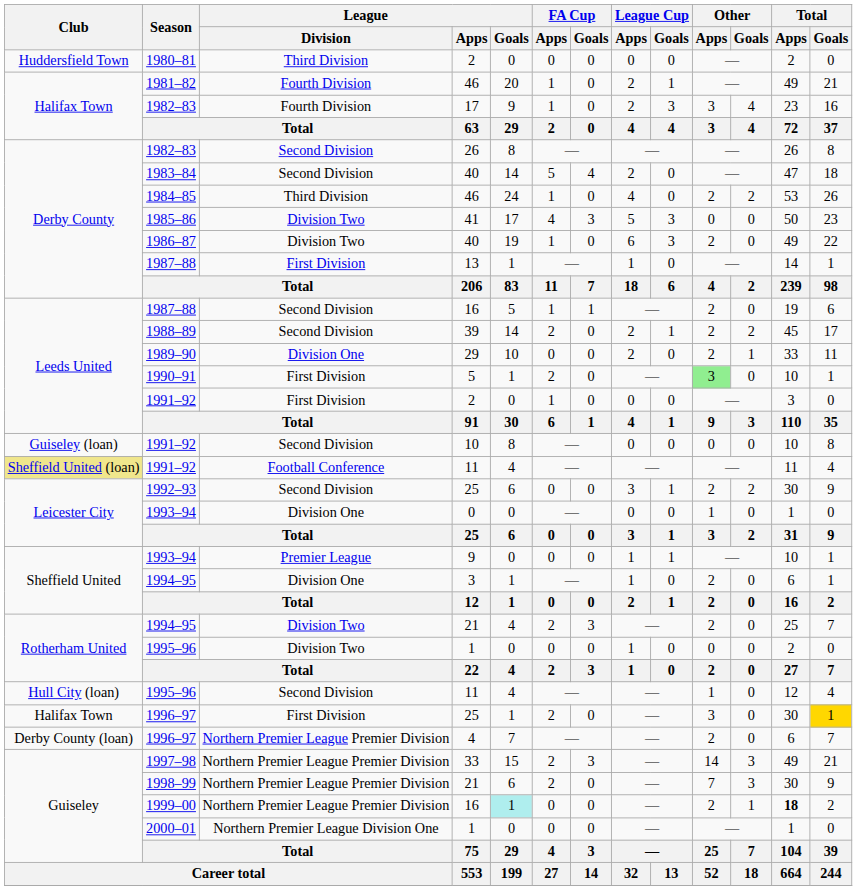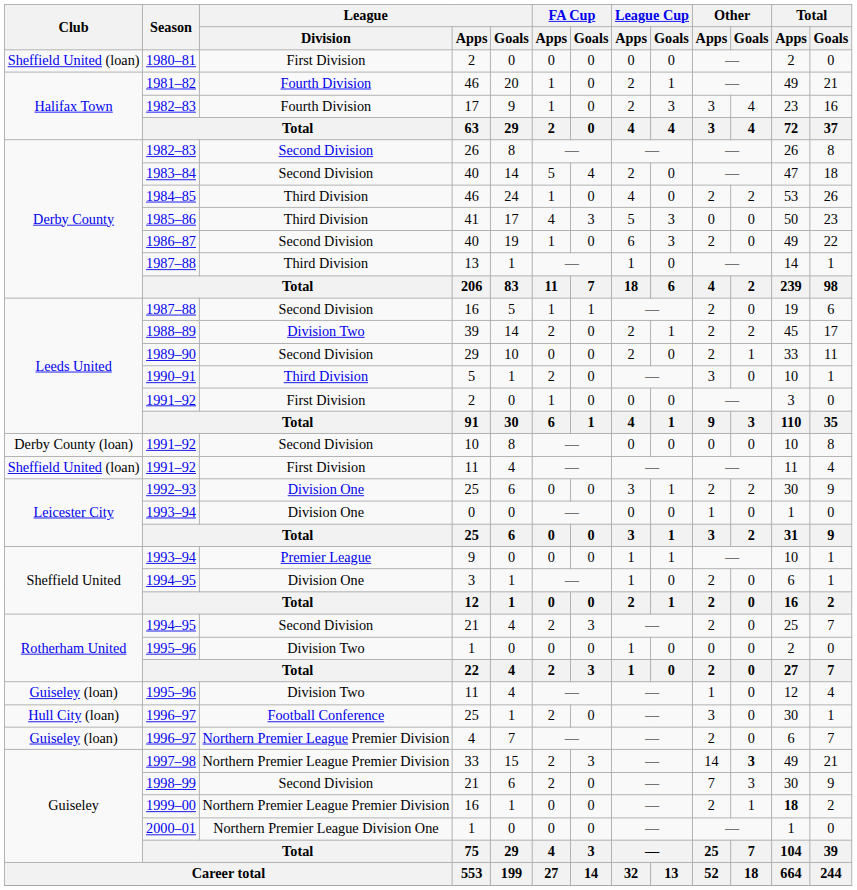(74, 60) Huddersfield Town -> (74, 60) Sheffield United (loan)
(326, 60) Third Division -> (326, 60) First Division
(326, 219) Division Two -> (326, 219) Third Division
(326, 241) Division Two -> (326, 241) Second Division
(326, 264) First Division -> (326, 264) Third Division
(326, 331) Second Division -> (326, 331) Division Two
(326, 354) Division One -> (326, 354) Second Division
(326, 377) First Division -> (326, 377) Third Division
(711, 377) lightgreen background -> (711, 377) no background
(74, 444) Guiseley (loan) -> (74, 444) Derby County (loan)
(74, 467) khaki background -> (74, 467) no background
(326, 467) Football Conference -> (326, 467) First Division
(326, 490) Second Division -> (326, 490) Division One
(326, 625) Division Two -> (326, 625) Second Division
(74, 693) Hull City (loan) -> (74, 693) Guiseley (loan)
(326, 693) Second Division -> (326, 693) Division Two
(74, 715) Halifax Town -> (74, 715) Hull City (loan)
(326, 715) First Division -> (326, 715) Football Conference
(831, 715) gold background -> (831, 715) no background
(74, 738) Derby County (loan) -> (74, 738) Guiseley (loan)
(751, 761) normal -> (751, 761) bold
(326, 783) Northern Premier League Premier Division -> (326, 783) Second Division
(511, 806) paleturquoise background -> (511, 806) no background
